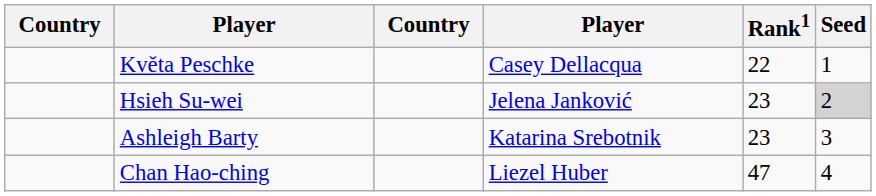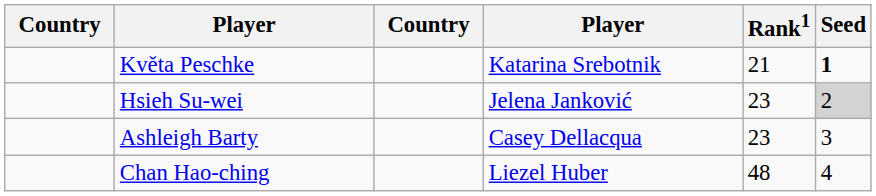(565, 64) Casey Dellacqua -> (575, 64) Katarina Srebotnik
(759, 64) 22 -> (759, 64) 21
(826, 64) normal -> (826, 64) bold
(575, 136) Katarina Srebotnik -> (565, 136) Casey Dellacqua
(759, 172) 47 -> (759, 172) 48
